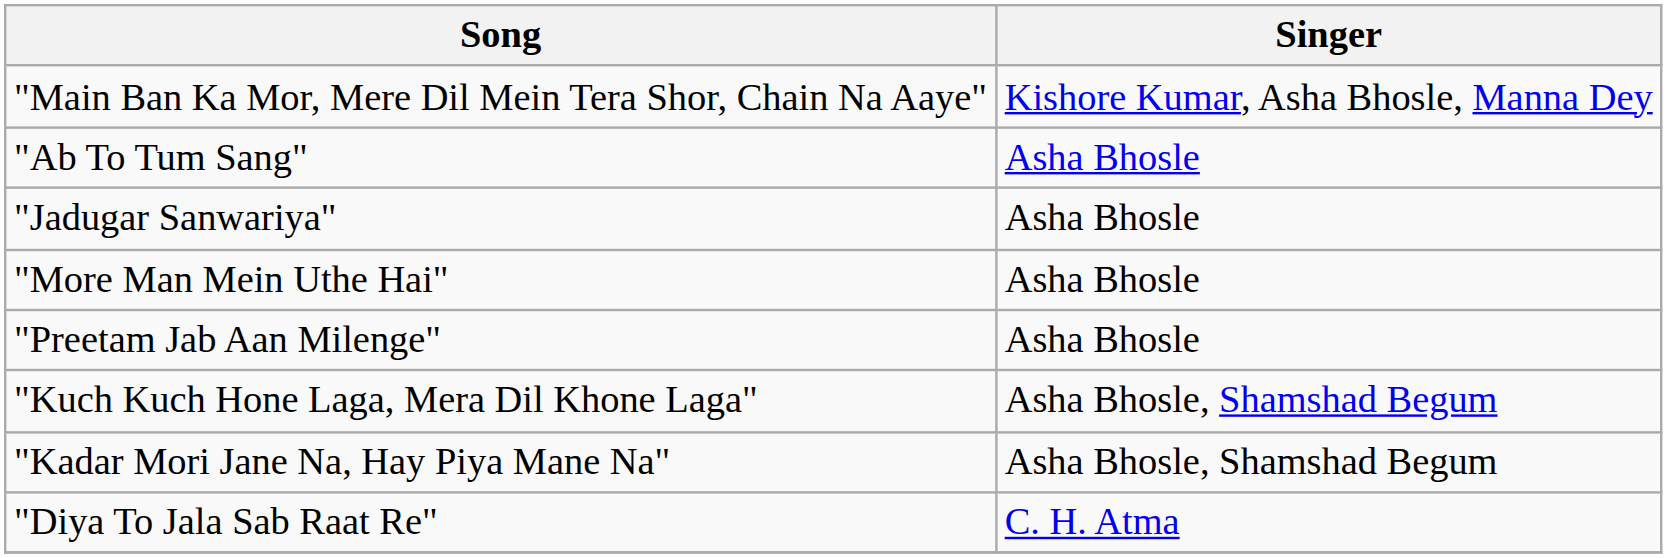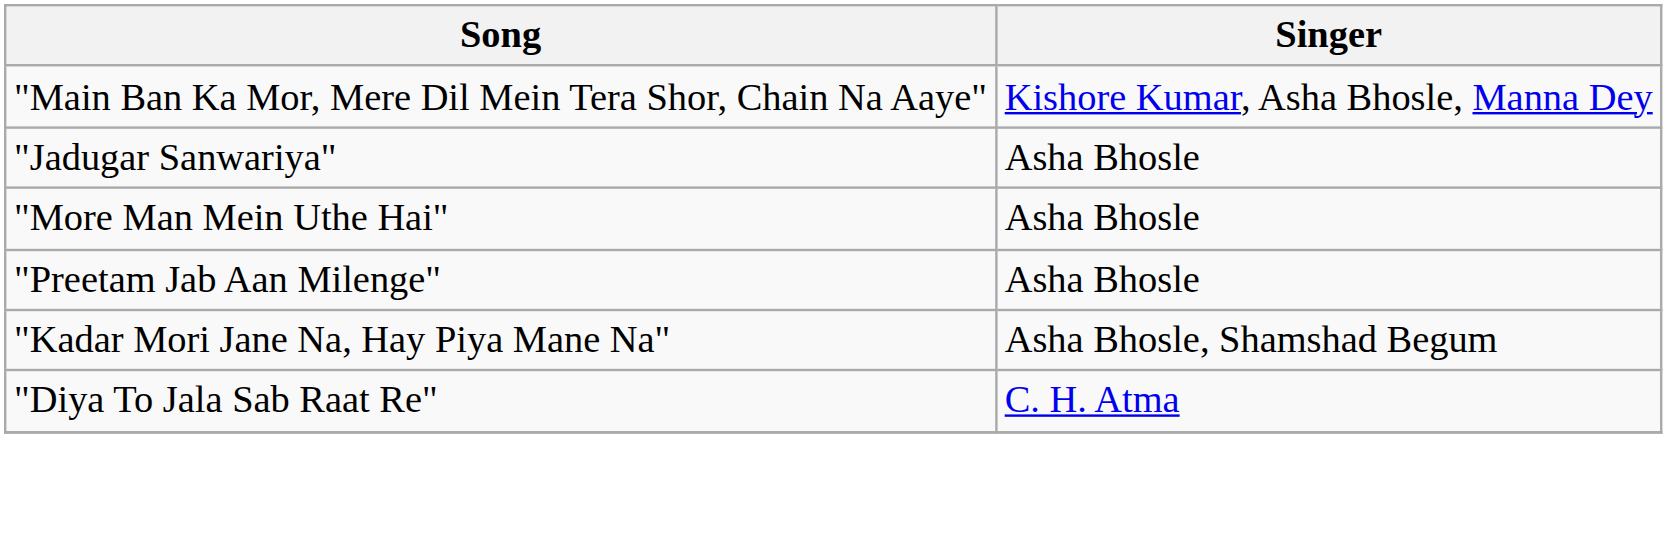- row: (161, 156)
- row: (386, 400)
